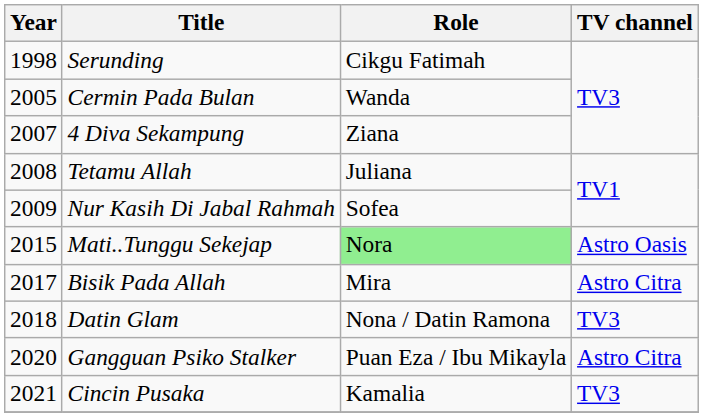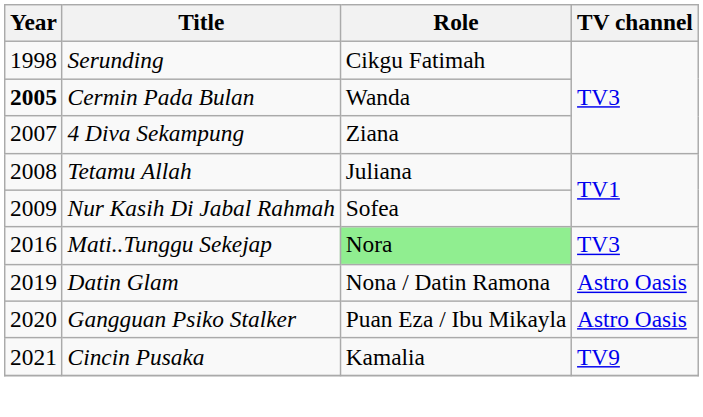(33, 97) normal -> (33, 97) bold
(33, 245) 2015 -> (33, 245) 2016
(632, 245) Astro Oasis -> (598, 245) TV3
- row: (147, 282)
(33, 319) 2018 -> (33, 282) 2019
(598, 319) TV3 -> (632, 282) Astro Oasis
(629, 356) Astro Citra -> (632, 319) Astro Oasis
(598, 393) TV3 -> (598, 356) TV9
